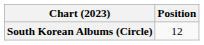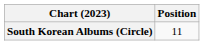(177, 31) 12 -> (177, 31) 11
